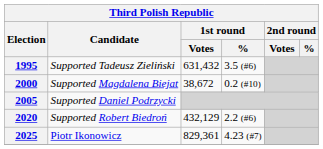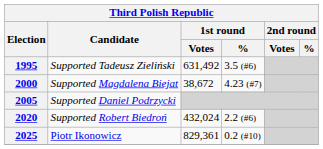(201, 65) 631,432 -> (201, 65) 631,492
(242, 83) 0.2 (#10) -> (243, 83) 4.23 (#7)
(201, 118) 432,129 -> (201, 118) 432,024
(243, 135) 4.23 (#7) -> (242, 135) 0.2 (#10)
